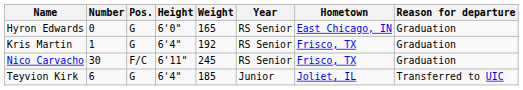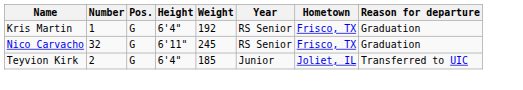- row: (45, 29)
(95, 61) 30 -> (95, 45) 32
(138, 61) F/C -> (132, 45) G
(92, 77) 6 -> (92, 61) 2
